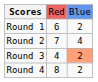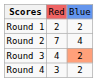(57, 26) 6 -> (57, 26) 2
(57, 70) 8 -> (57, 70) 3
